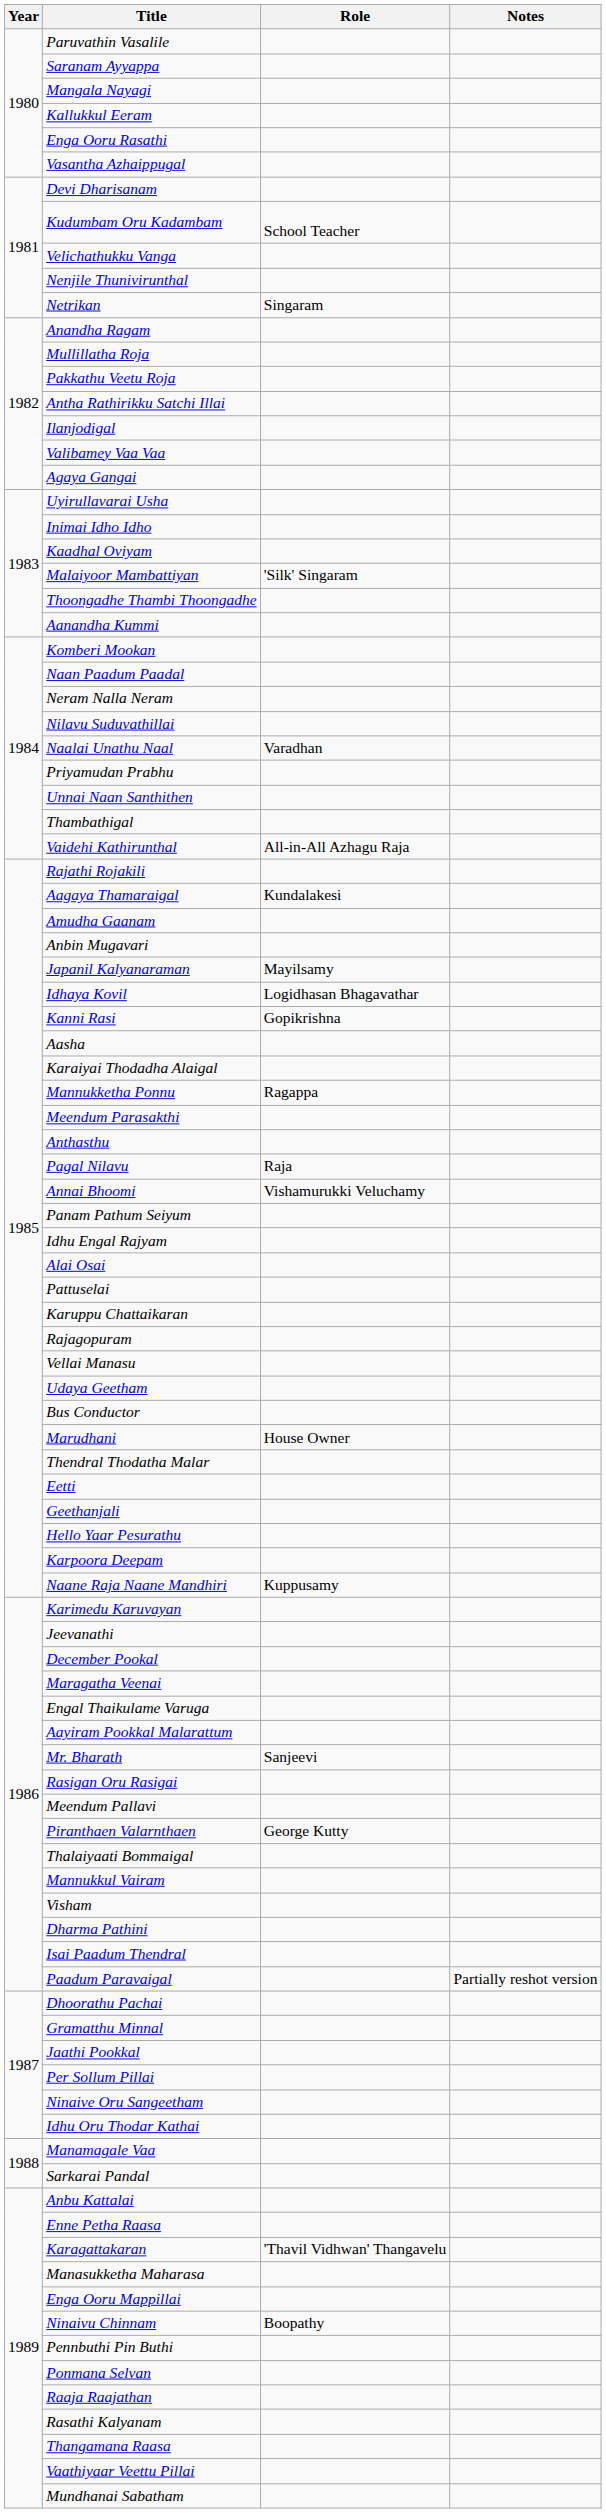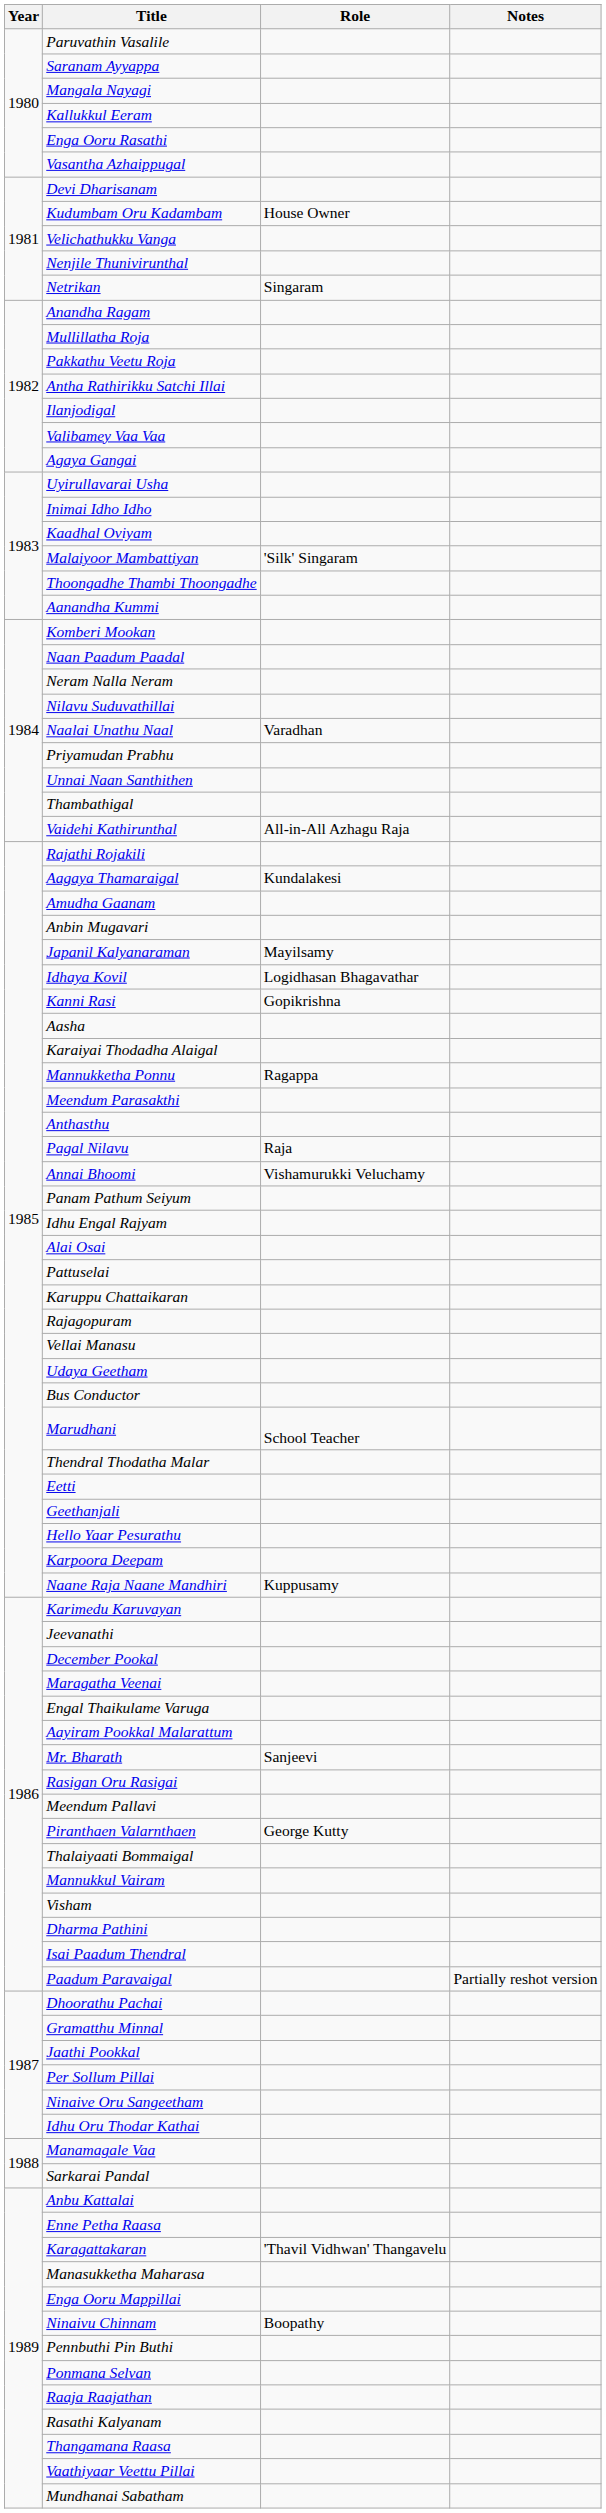(312, 231) School Teacher -> (307, 213) House Owner
(307, 1437) House Owner -> (312, 1437) School Teacher
